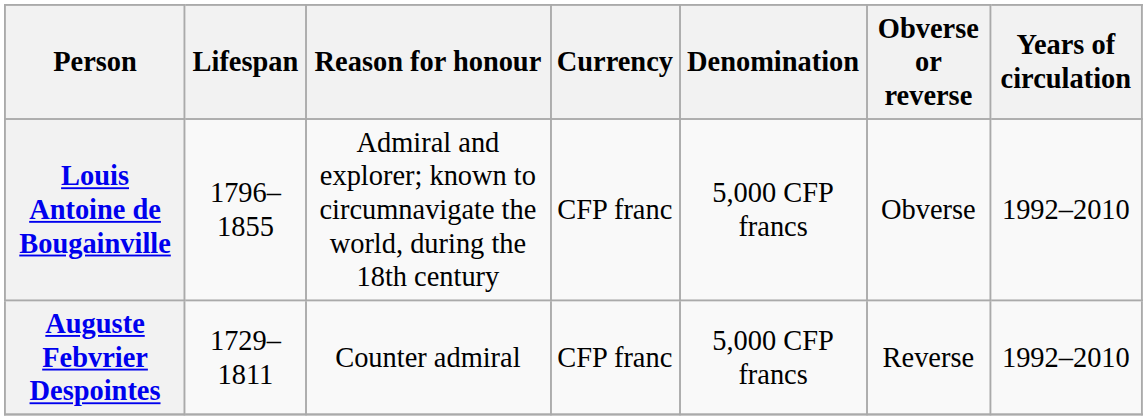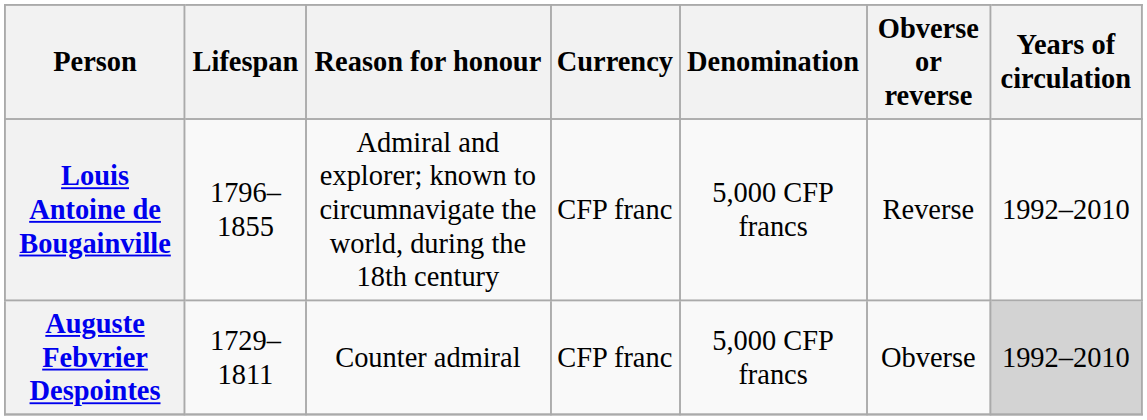(928, 209) Obverse -> (928, 209) Reverse
(928, 357) Reverse -> (928, 357) Obverse
(1066, 357) no background -> (1066, 357) lightgrey background
